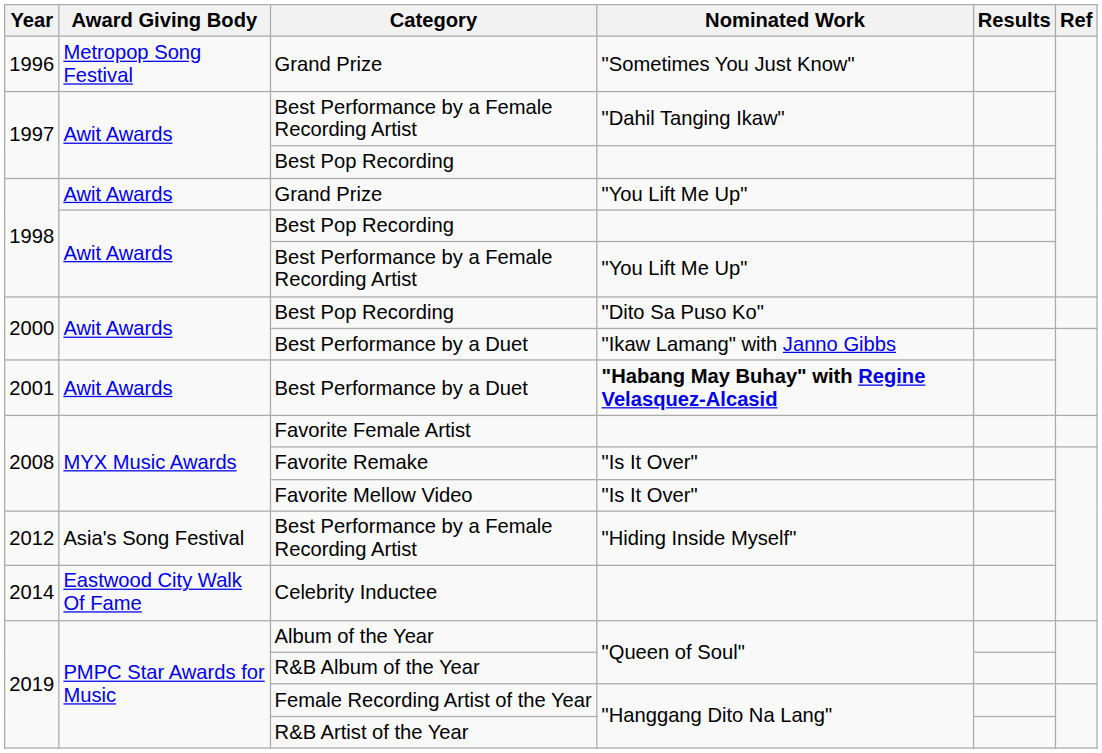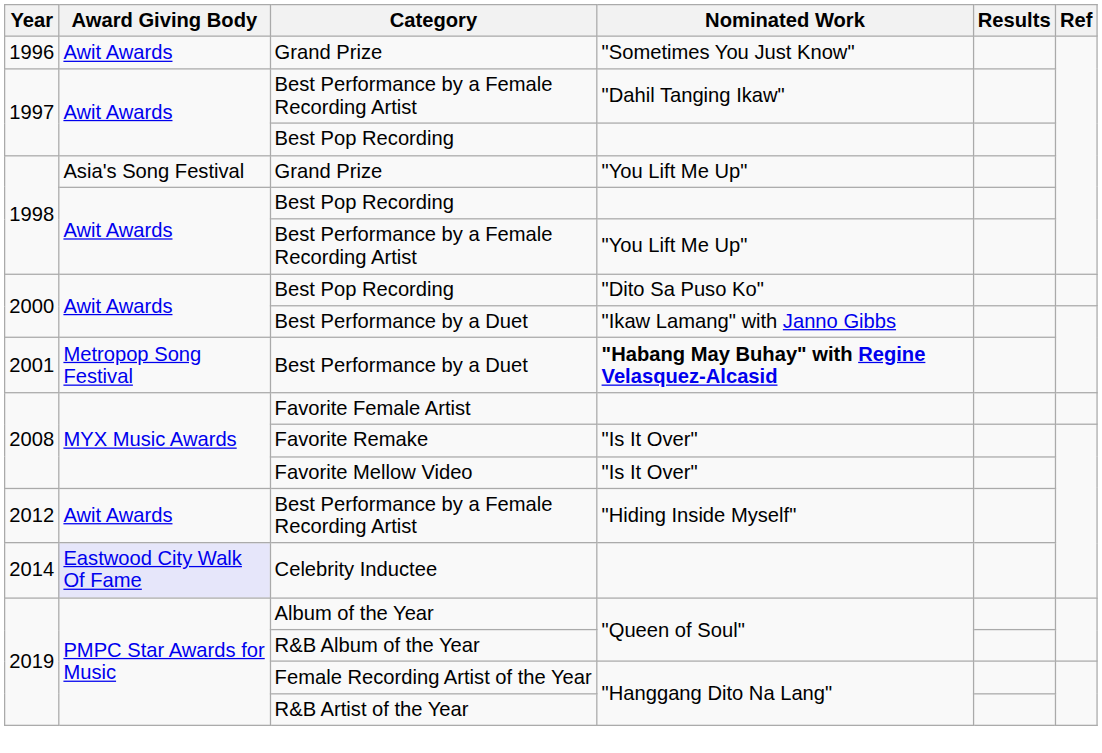(132, 63) Metropop Song Festival -> (118, 52) Awit Awards
(118, 193) Awit Awards -> (154, 171) Asia's Song Festival
(118, 387) Awit Awards -> (132, 364) Metropop Song Festival
(154, 538) Asia's Song Festival -> (118, 515) Awit Awards
(153, 592) no background -> (153, 570) lavender background
